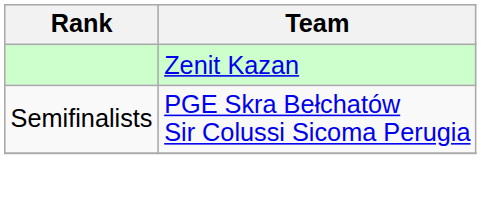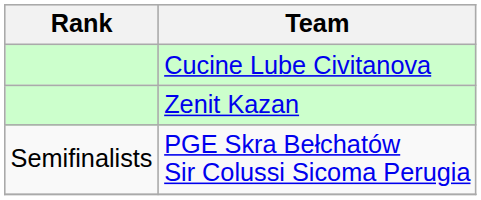+ row: (298, 64)
